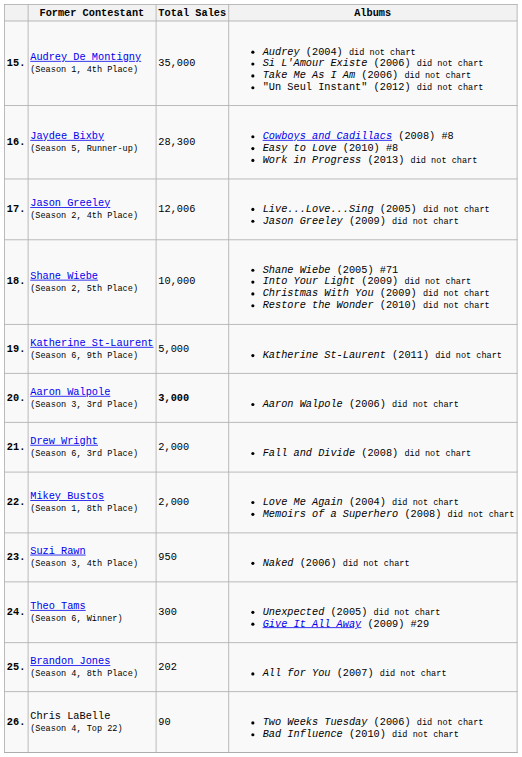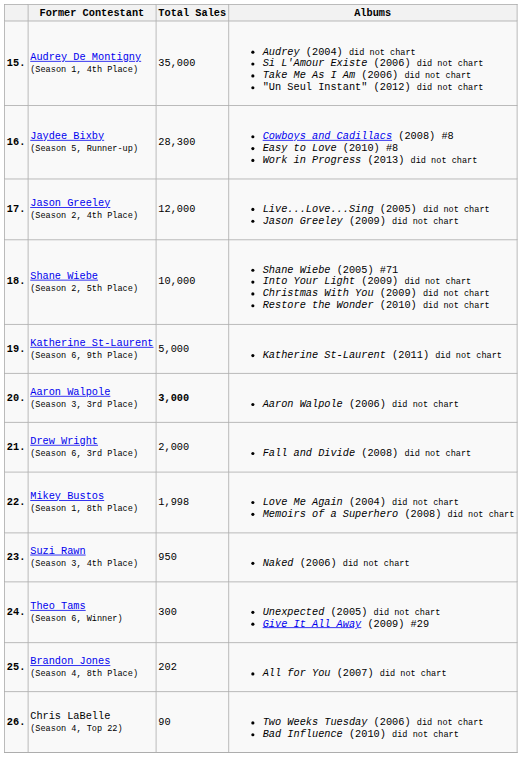(177, 209) 12,006 -> (177, 209) 12,000
(174, 502) 2,000 -> (174, 502) 1,998
